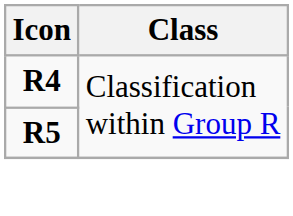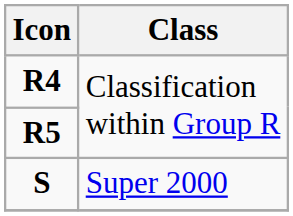+ row: (42, 183)
